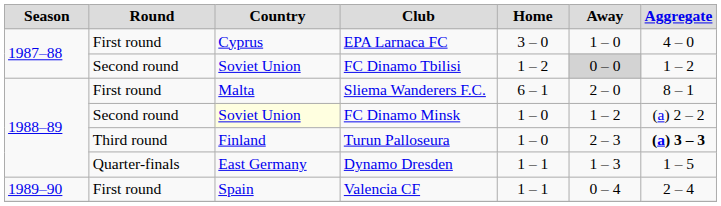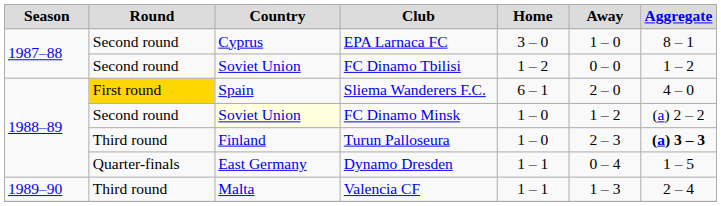(127, 41) First round -> (136, 41) Second round
(679, 41) 4 – 0 -> (679, 41) 8 – 1
(605, 66) lightgrey background -> (605, 66) no background
(127, 90) no background -> (127, 90) gold background
(236, 90) Malta -> (236, 90) Spain
(679, 90) 8 – 1 -> (679, 90) 4 – 0
(605, 164) 1 – 3 -> (605, 164) 0 – 4
(127, 189) First round -> (130, 189) Third round
(236, 189) Spain -> (236, 189) Malta
(605, 189) 0 – 4 -> (605, 189) 1 – 3
